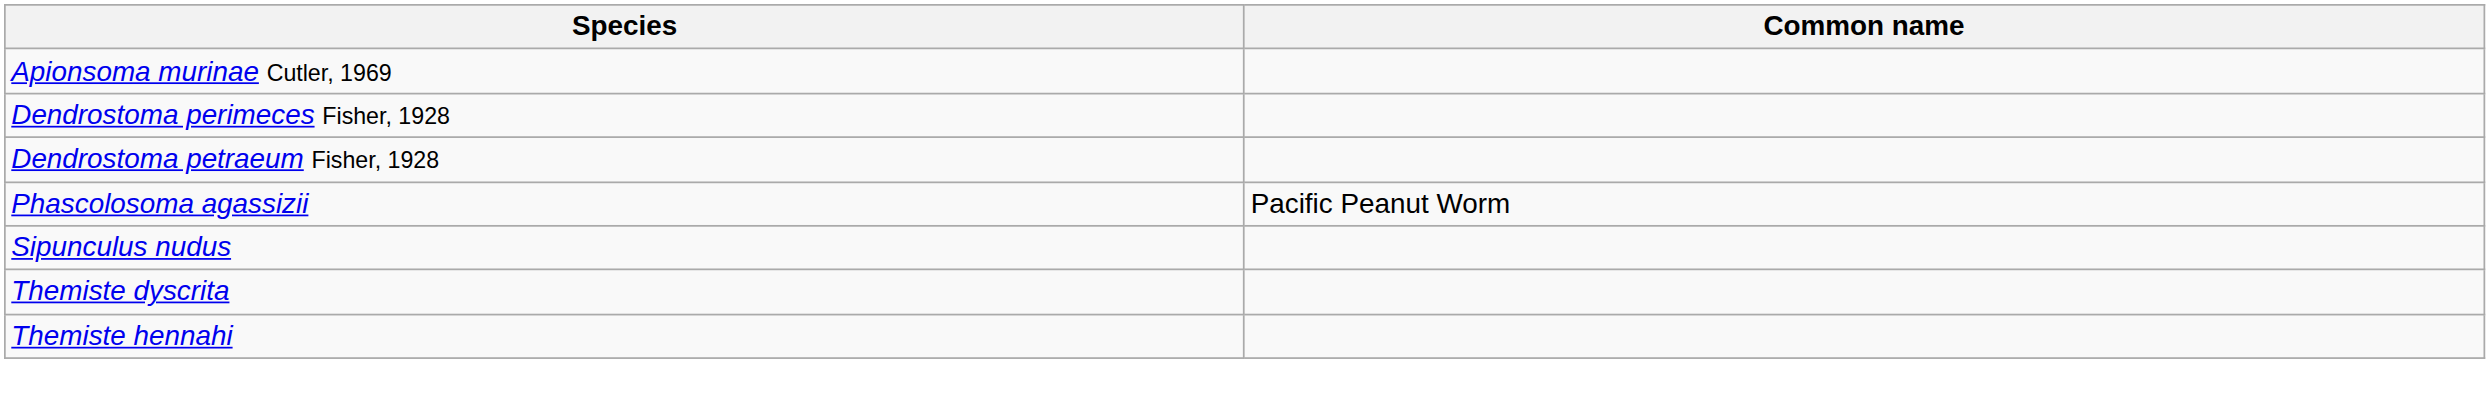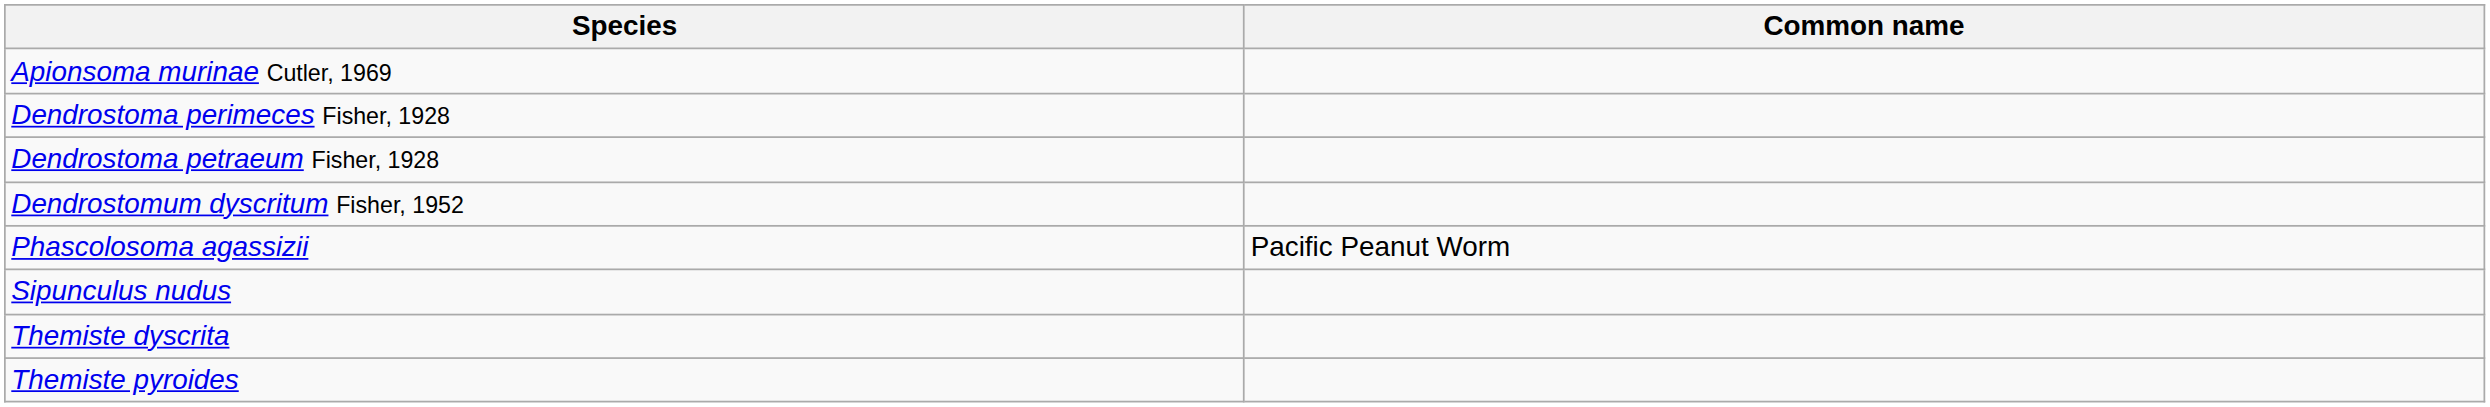+ row: (238, 203)
- row: (122, 335)
+ row: (125, 379)
